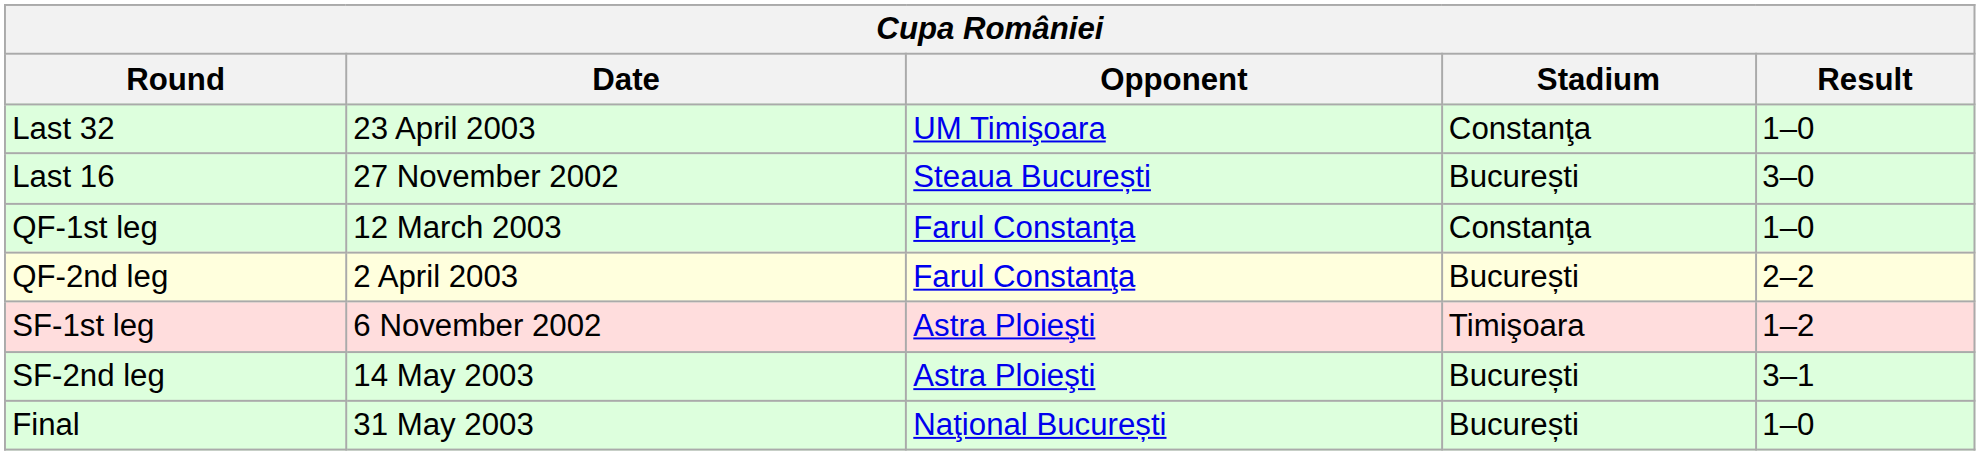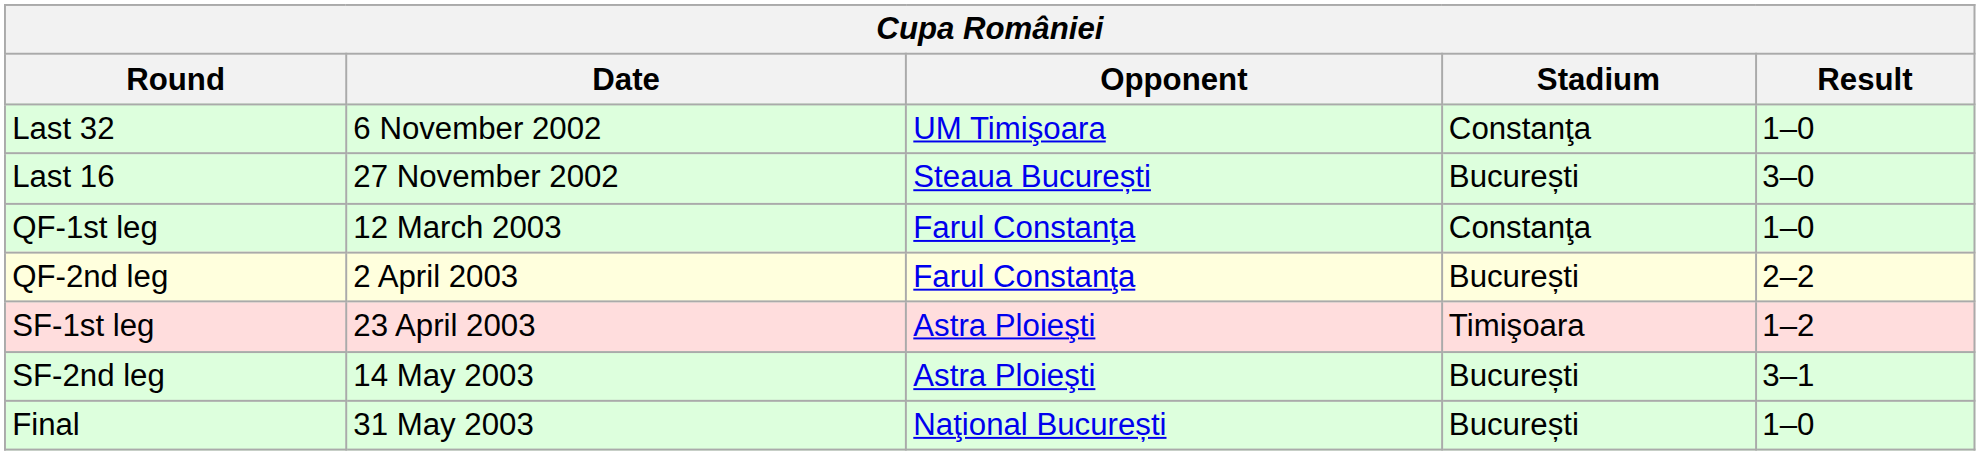(444, 128) 23 April 2003 -> (477, 128) 6 November 2002
(477, 326) 6 November 2002 -> (444, 326) 23 April 2003
